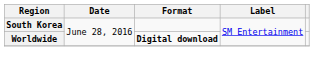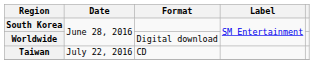(177, 39) bold -> (177, 39) normal
+ row: (34, 53)
